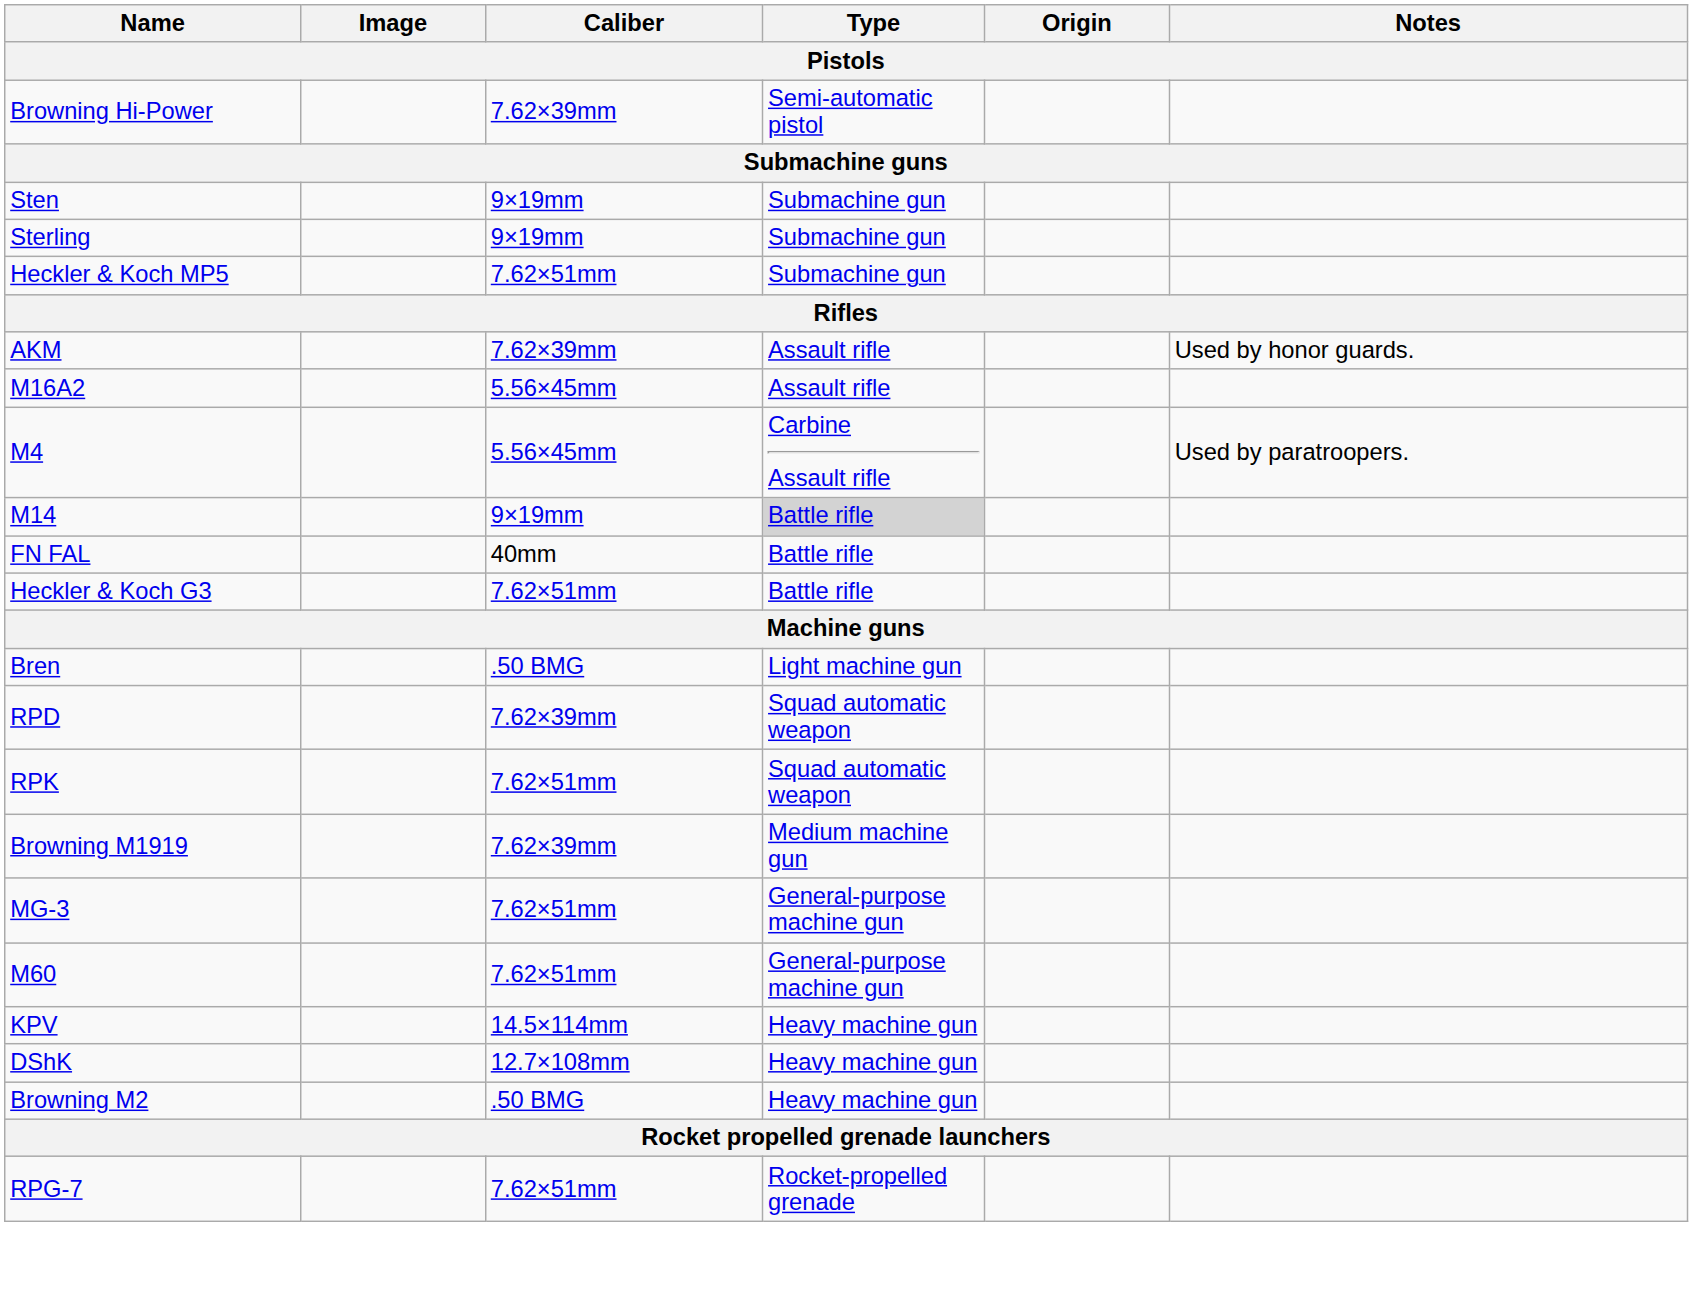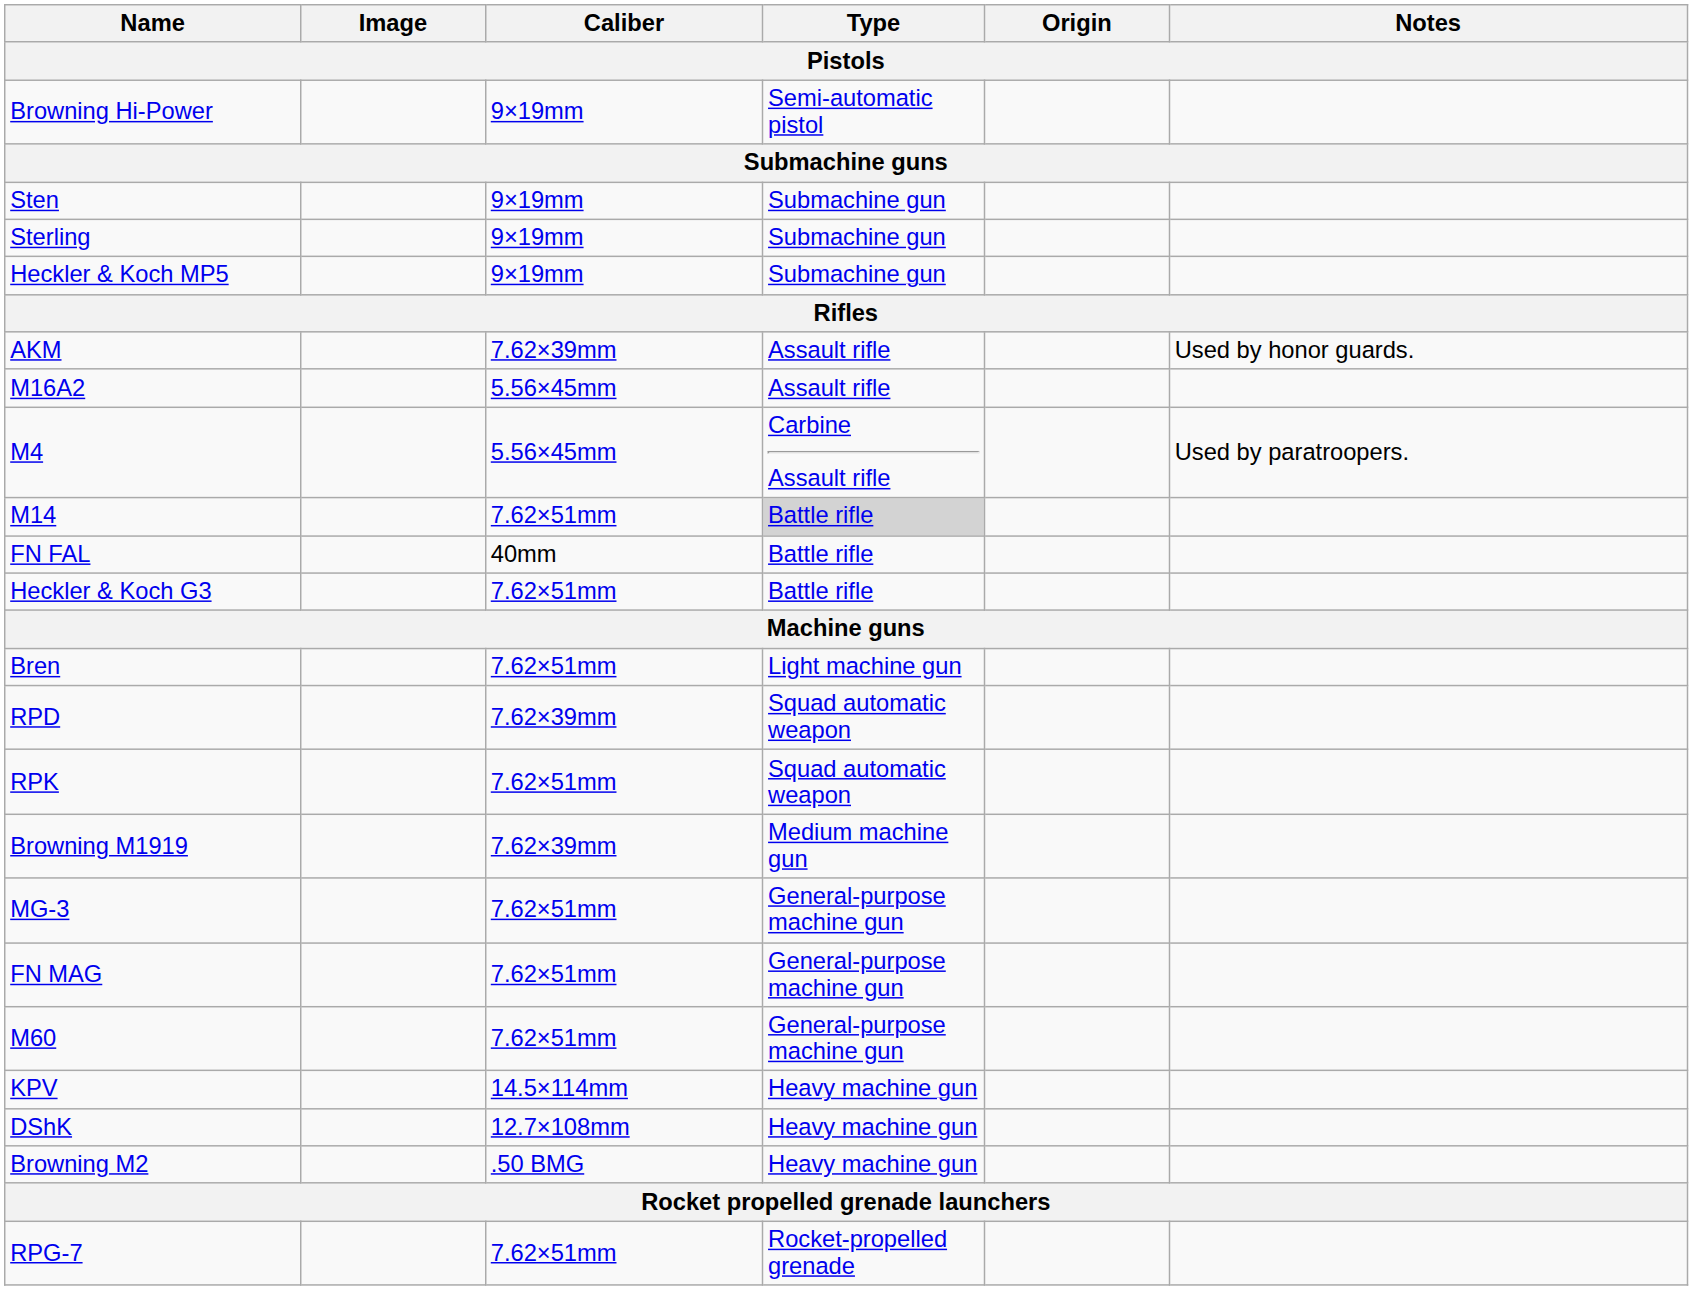(554, 111) 7.62×39mm -> (537, 111) 9×19mm
(554, 275) 7.62×51mm -> (537, 275) 9×19mm
(537, 516) 9×19mm -> (554, 516) 7.62×51mm
(538, 666) .50 BMG -> (554, 666) 7.62×51mm
+ row: (56, 974)
